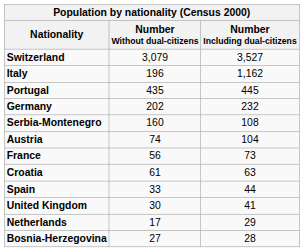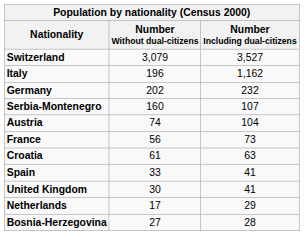- row: (28, 90)
(250, 123) 108 -> (250, 106) 107
(250, 189) 44 -> (250, 172) 41
